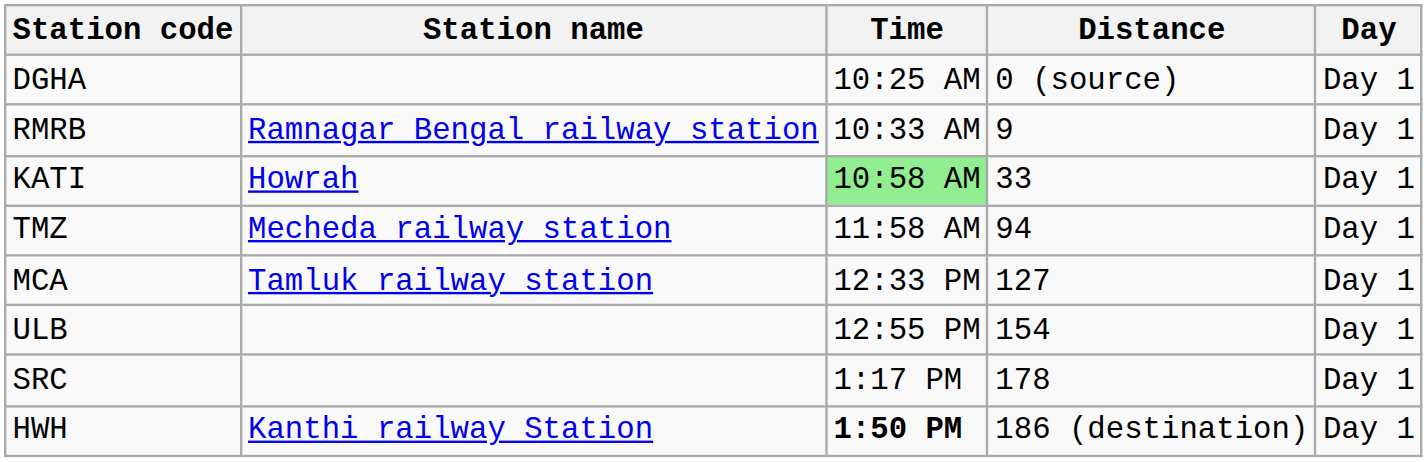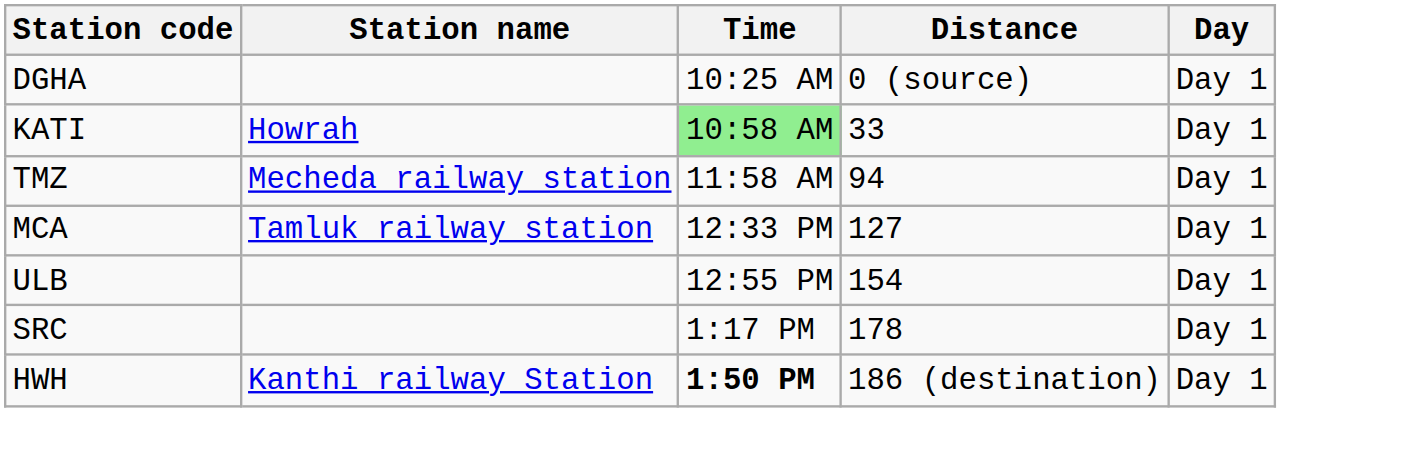- row: (49, 130)
